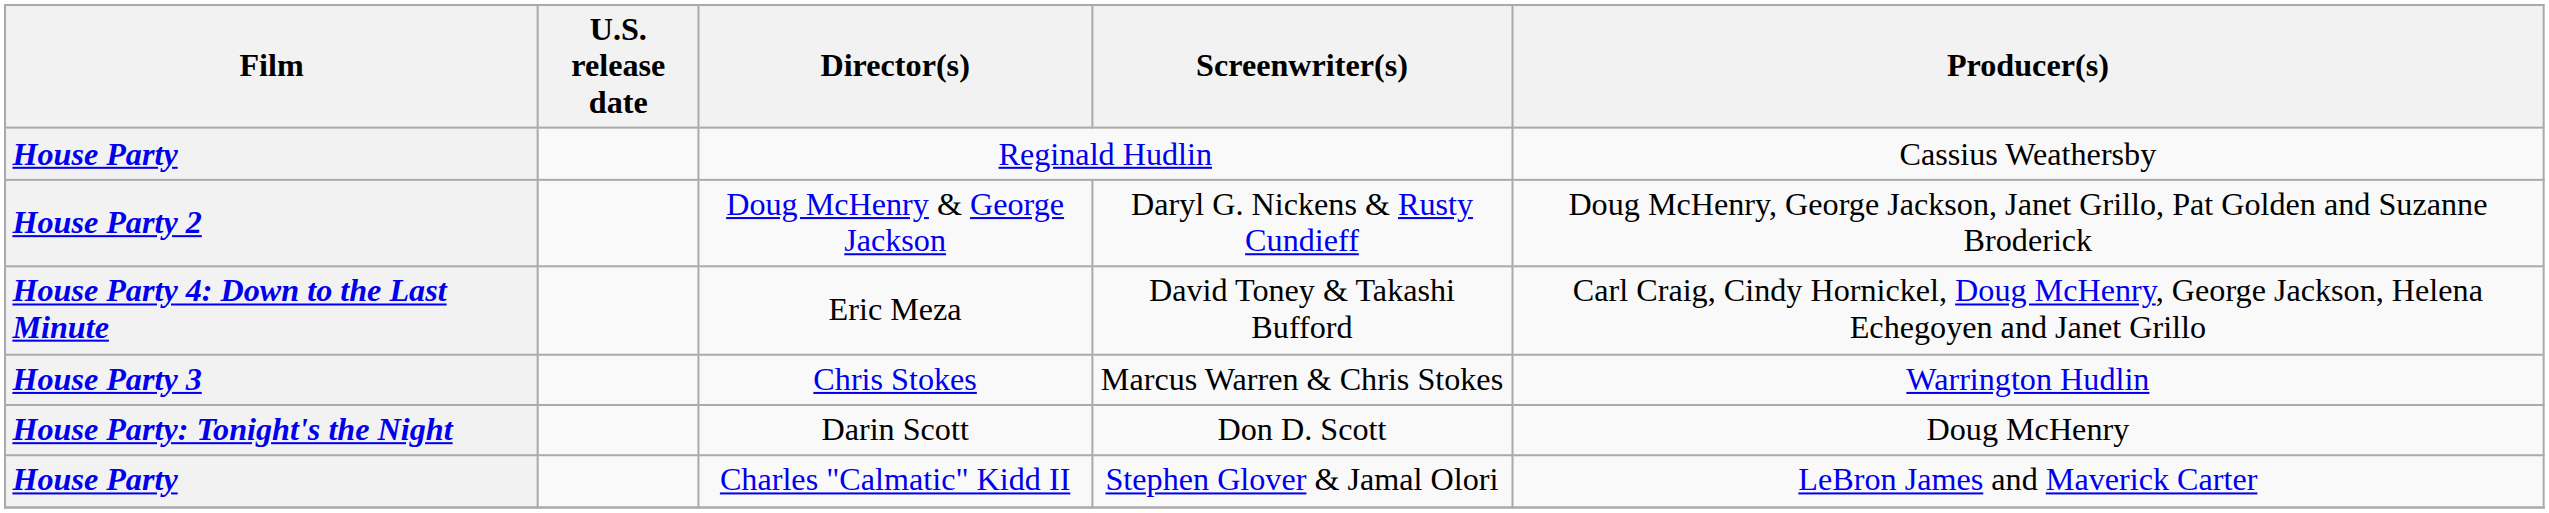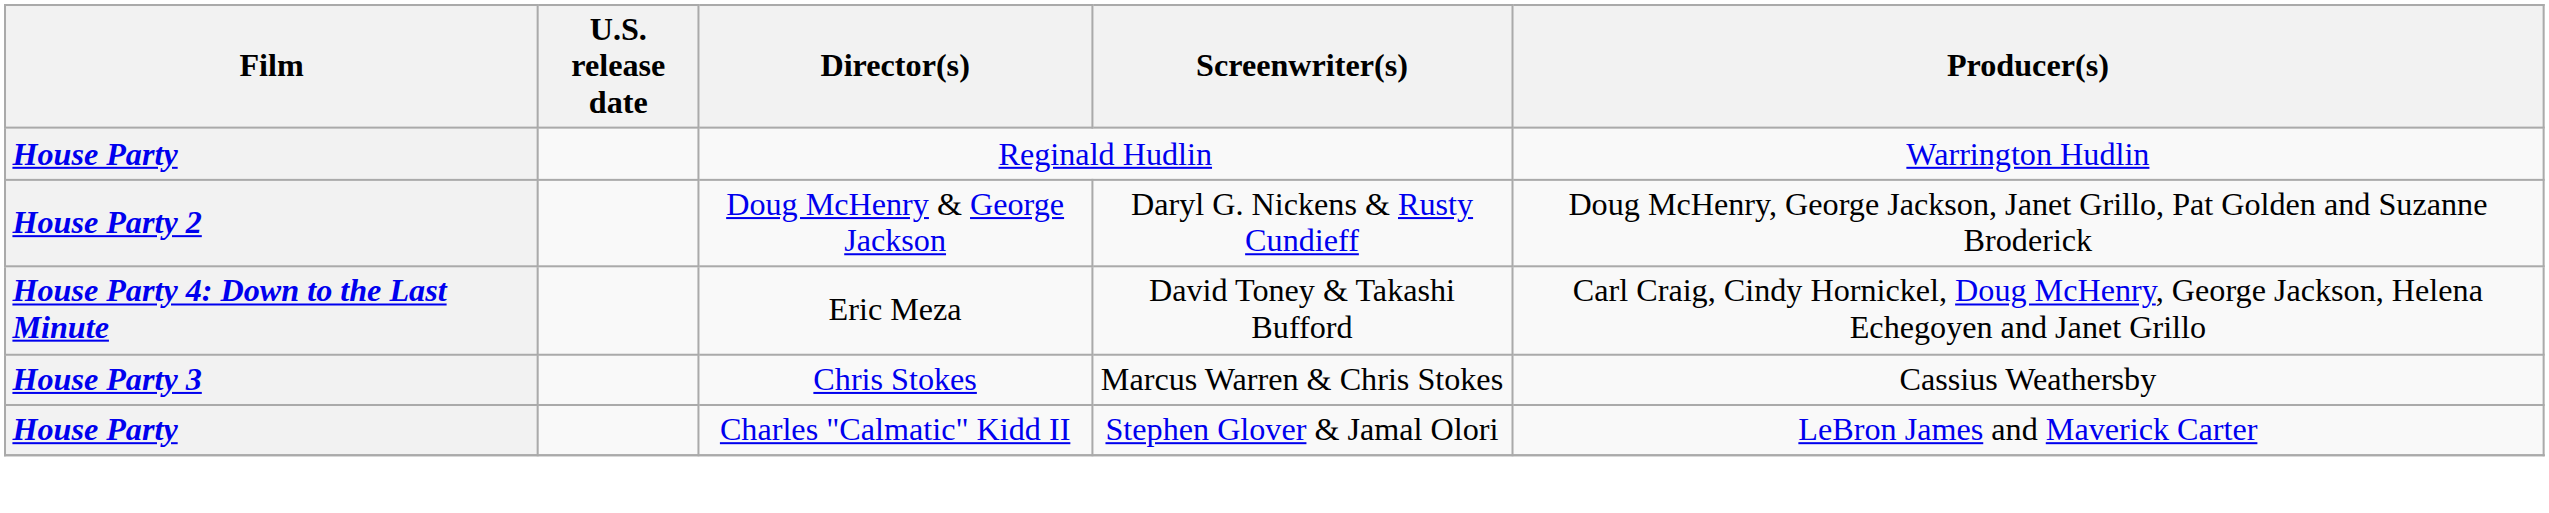(2028, 153) Cassius Weathersby -> (2028, 153) Warrington Hudlin
(2028, 378) Warrington Hudlin -> (2028, 378) Cassius Weathersby
- row: (895, 429)
